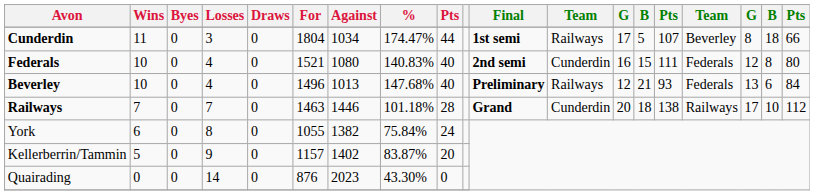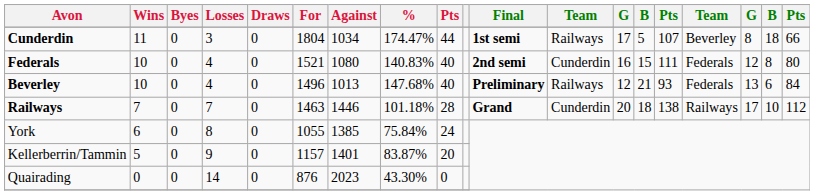(345, 131) 1382 -> (345, 131) 1385
(345, 154) 1402 -> (345, 154) 1401
